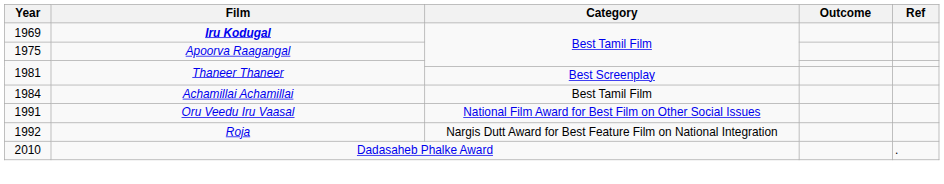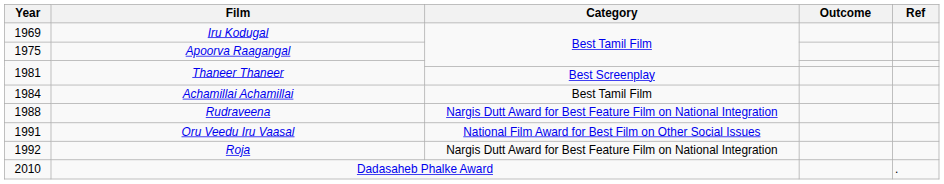(238, 32) bold -> (238, 32) normal
+ row: (28, 113)
